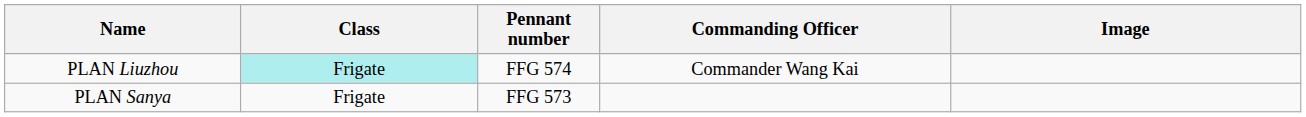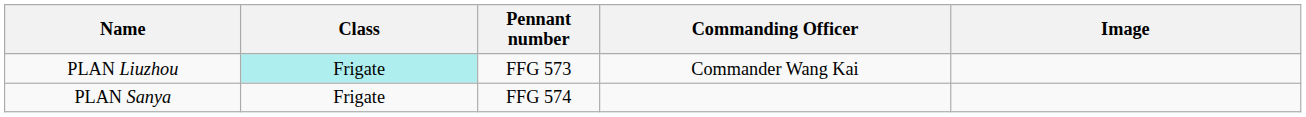(539, 68) FFG 574 -> (539, 68) FFG 573
(539, 97) FFG 573 -> (539, 97) FFG 574
